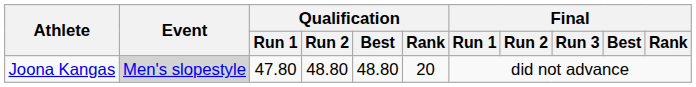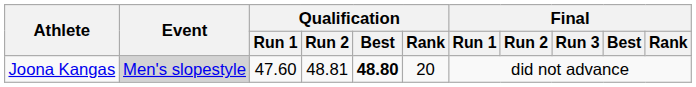(276, 69) 47.80 -> (276, 69) 47.60
(327, 69) 48.80 -> (327, 69) 48.81
(378, 69) normal -> (378, 69) bold
